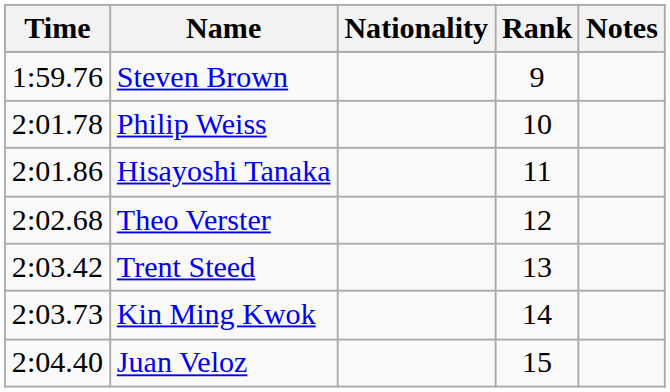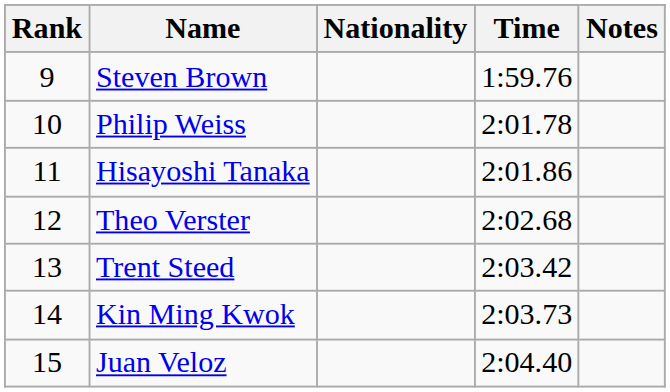columns swapped: (537, 28) <-> (57, 28)
